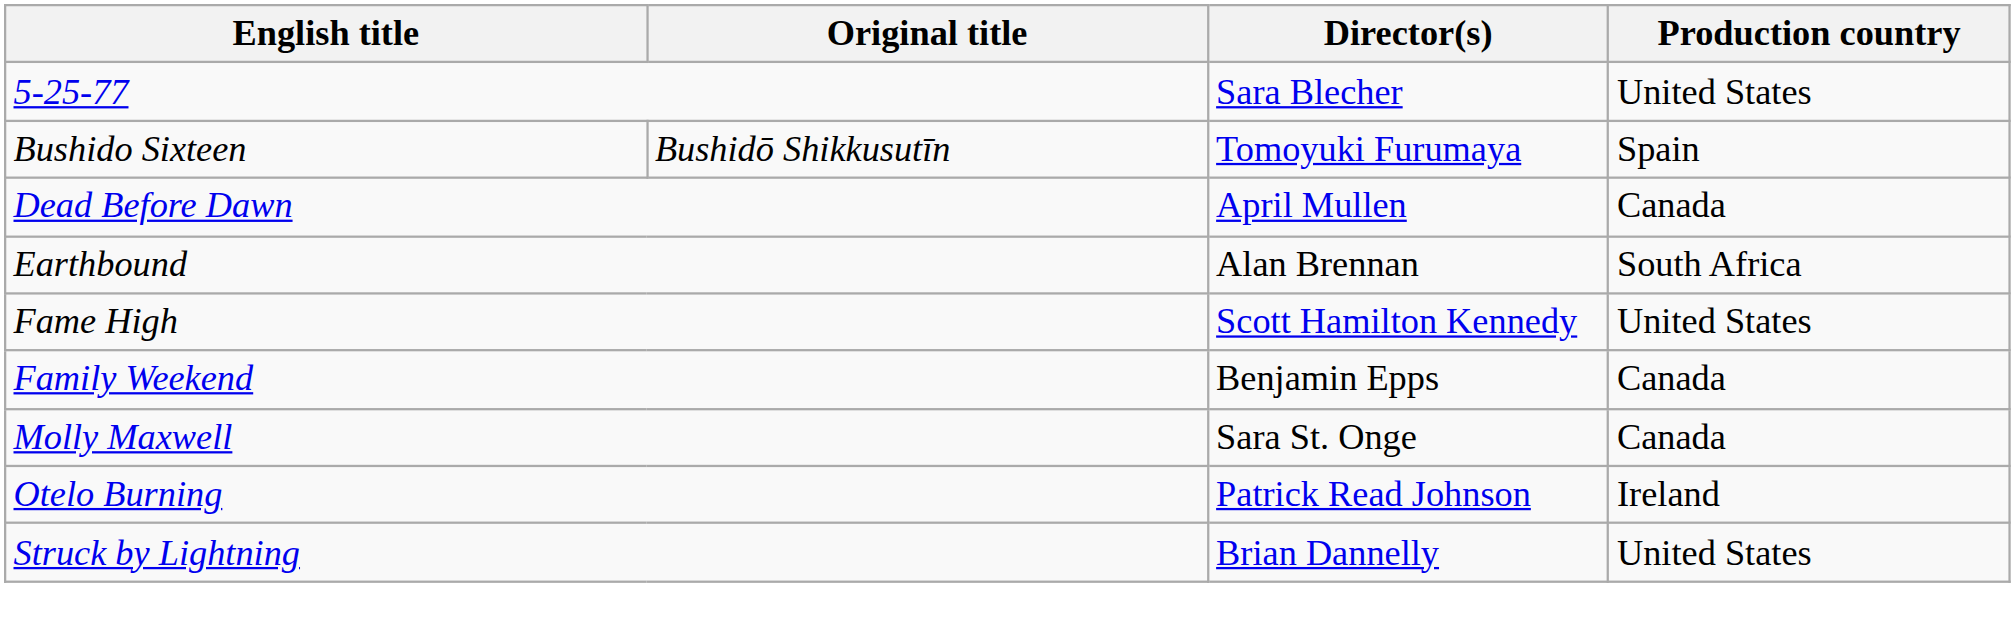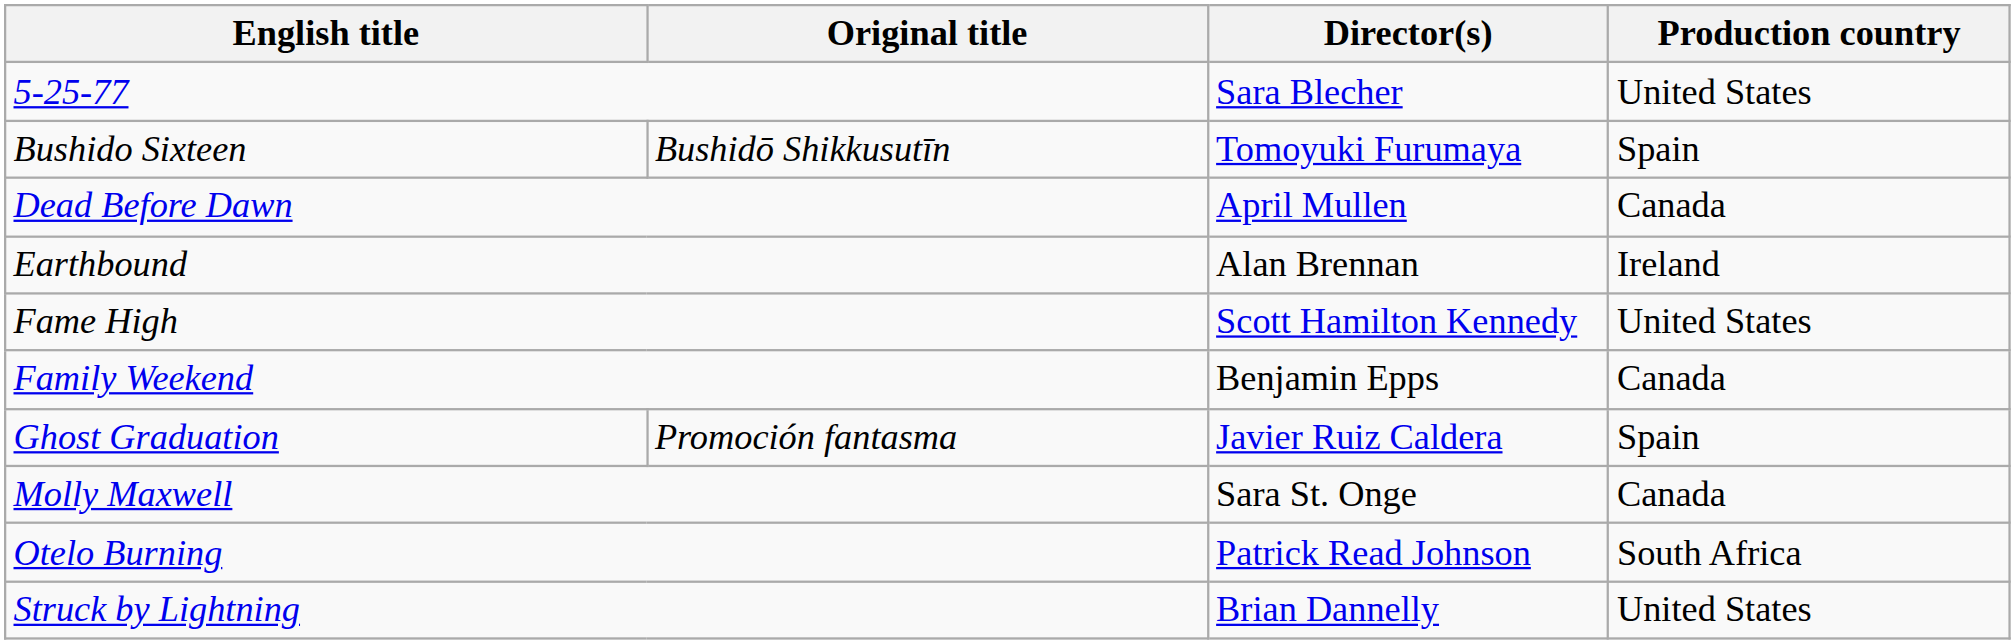(1709, 263) South Africa -> (1668, 263) Ireland
+ row: (146, 436)
(1668, 494) Ireland -> (1709, 551) South Africa
